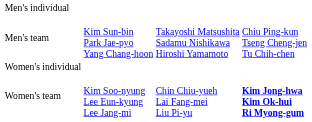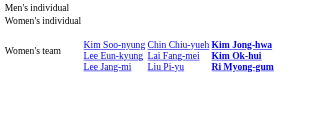- row: (27, 37)
